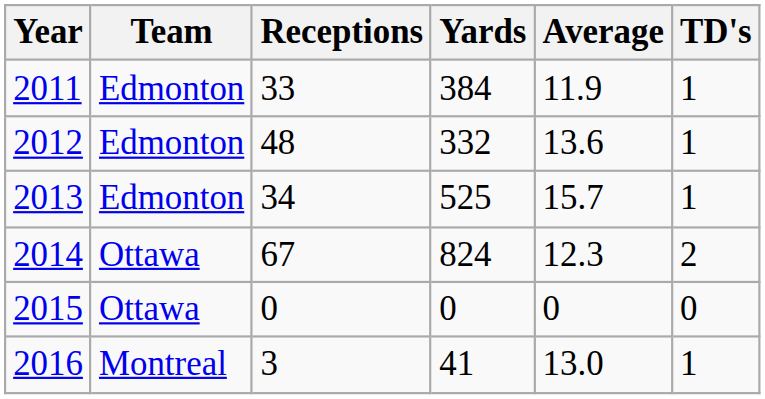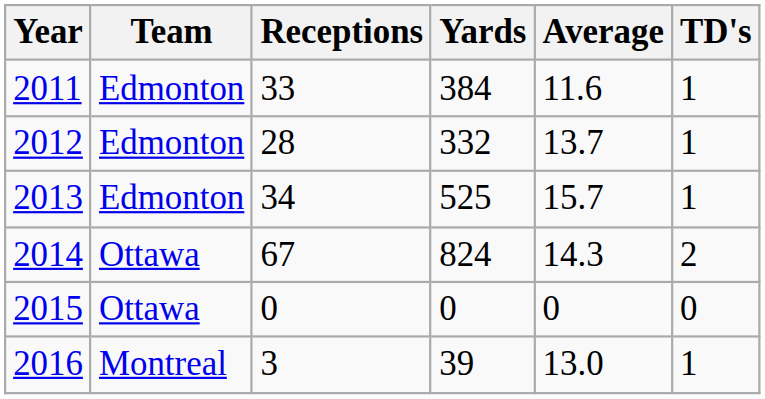(572, 87) 11.9 -> (572, 87) 11.6
(278, 142) 48 -> (278, 142) 28
(573, 142) 13.6 -> (573, 142) 13.7
(573, 253) 12.3 -> (573, 253) 14.3
(457, 364) 41 -> (457, 364) 39
